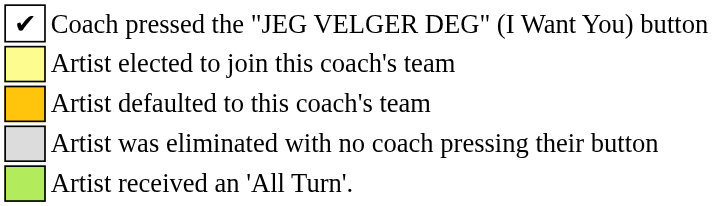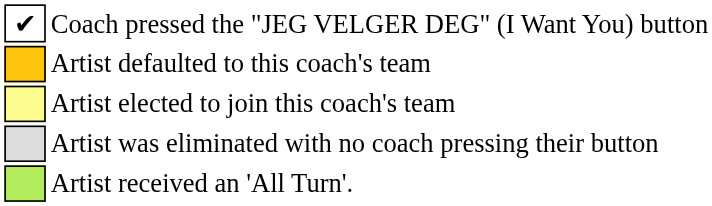rows swapped: (241, 103) <-> (253, 63)
